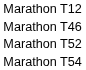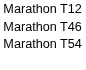- row: (43, 44)
